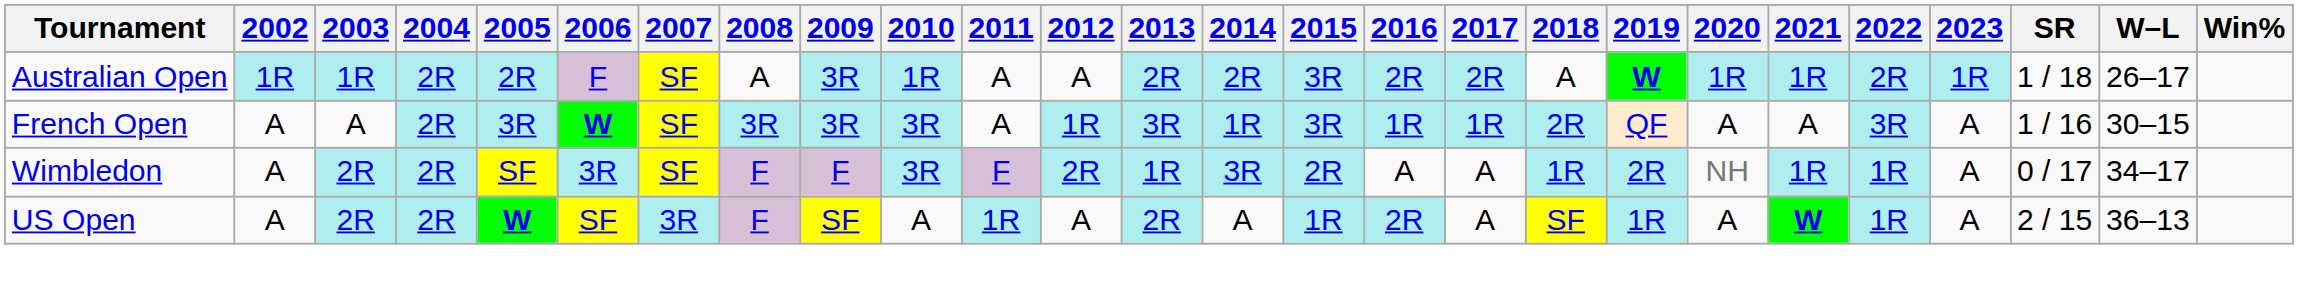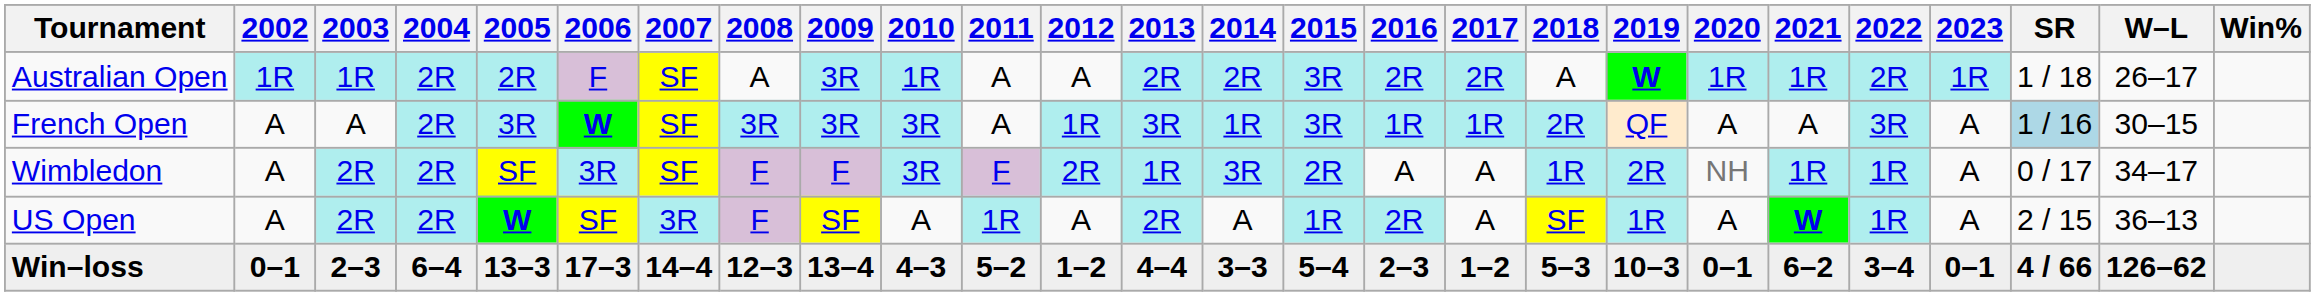(2055, 123) no background -> (2055, 123) lightblue background
+ row: (78, 266)
